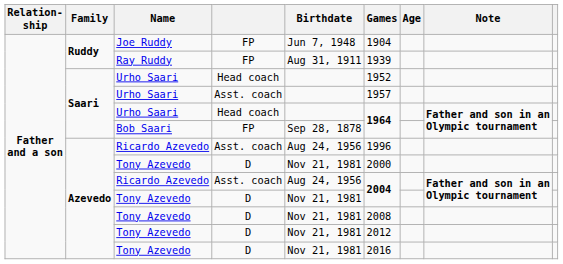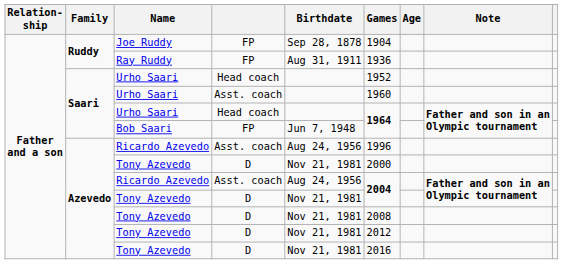(321, 42) Jun 7, 1948 -> (324, 42) Sep 28, 1878
(379, 60) 1939 -> (379, 60) 1936
(379, 94) 1957 -> (379, 94) 1960
(324, 129) Sep 28, 1878 -> (321, 129) Jun 7, 1948
